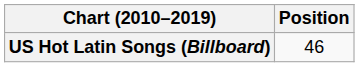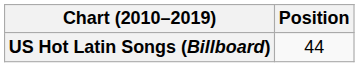(314, 47) 46 -> (314, 47) 44
